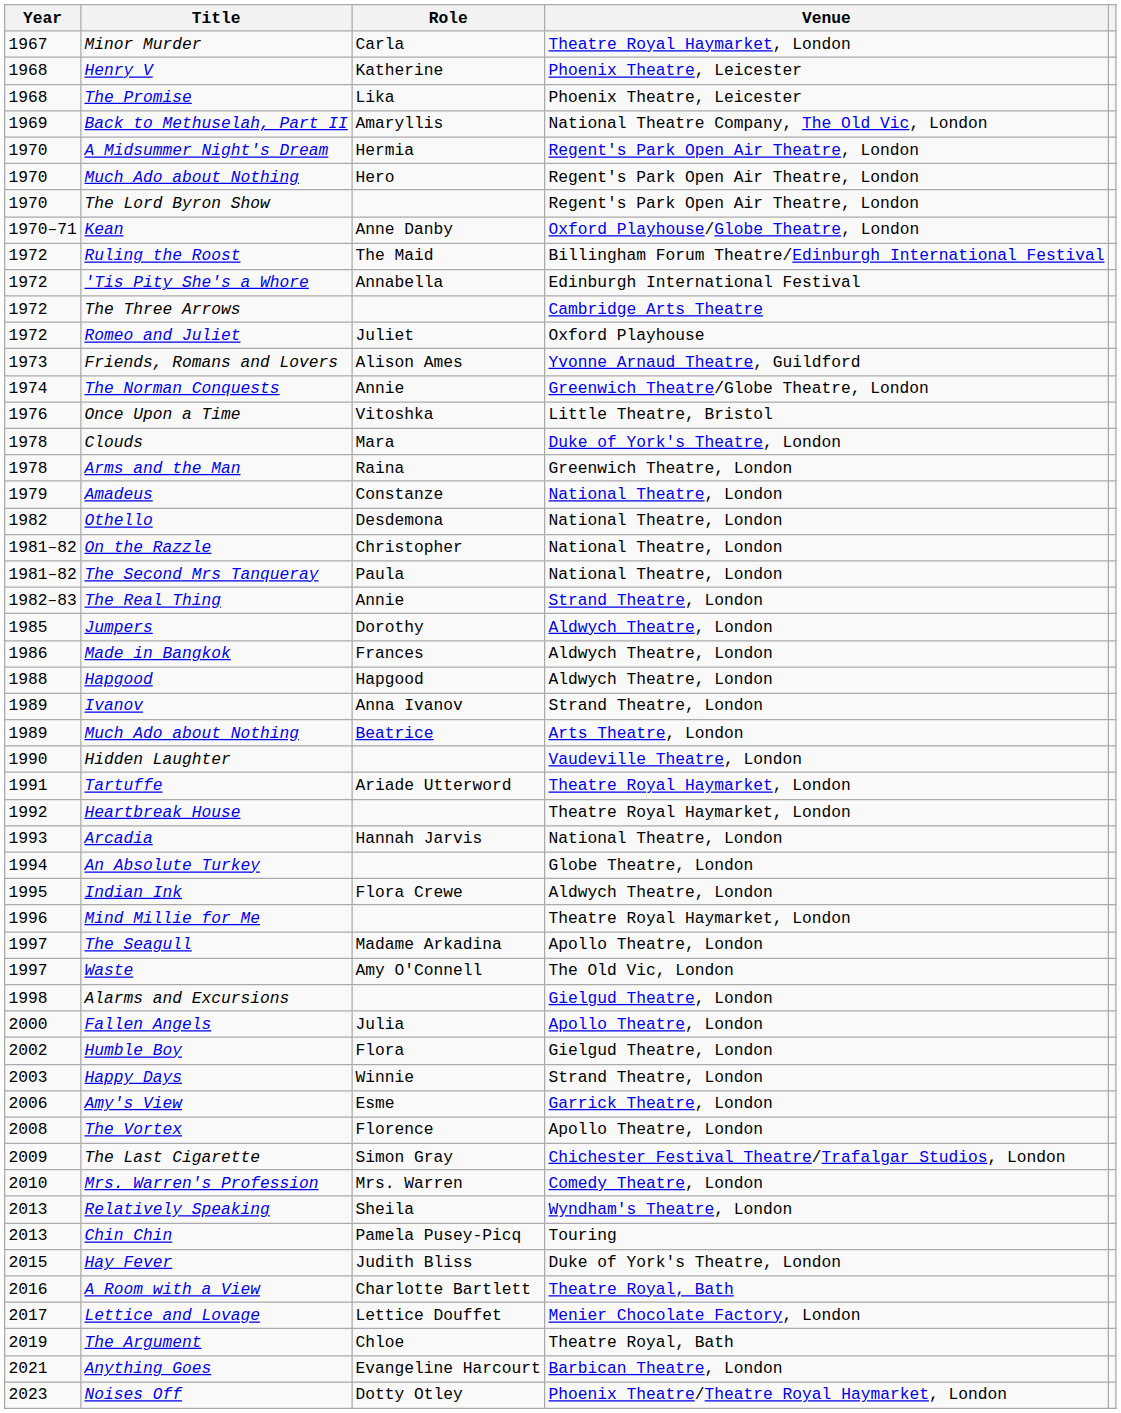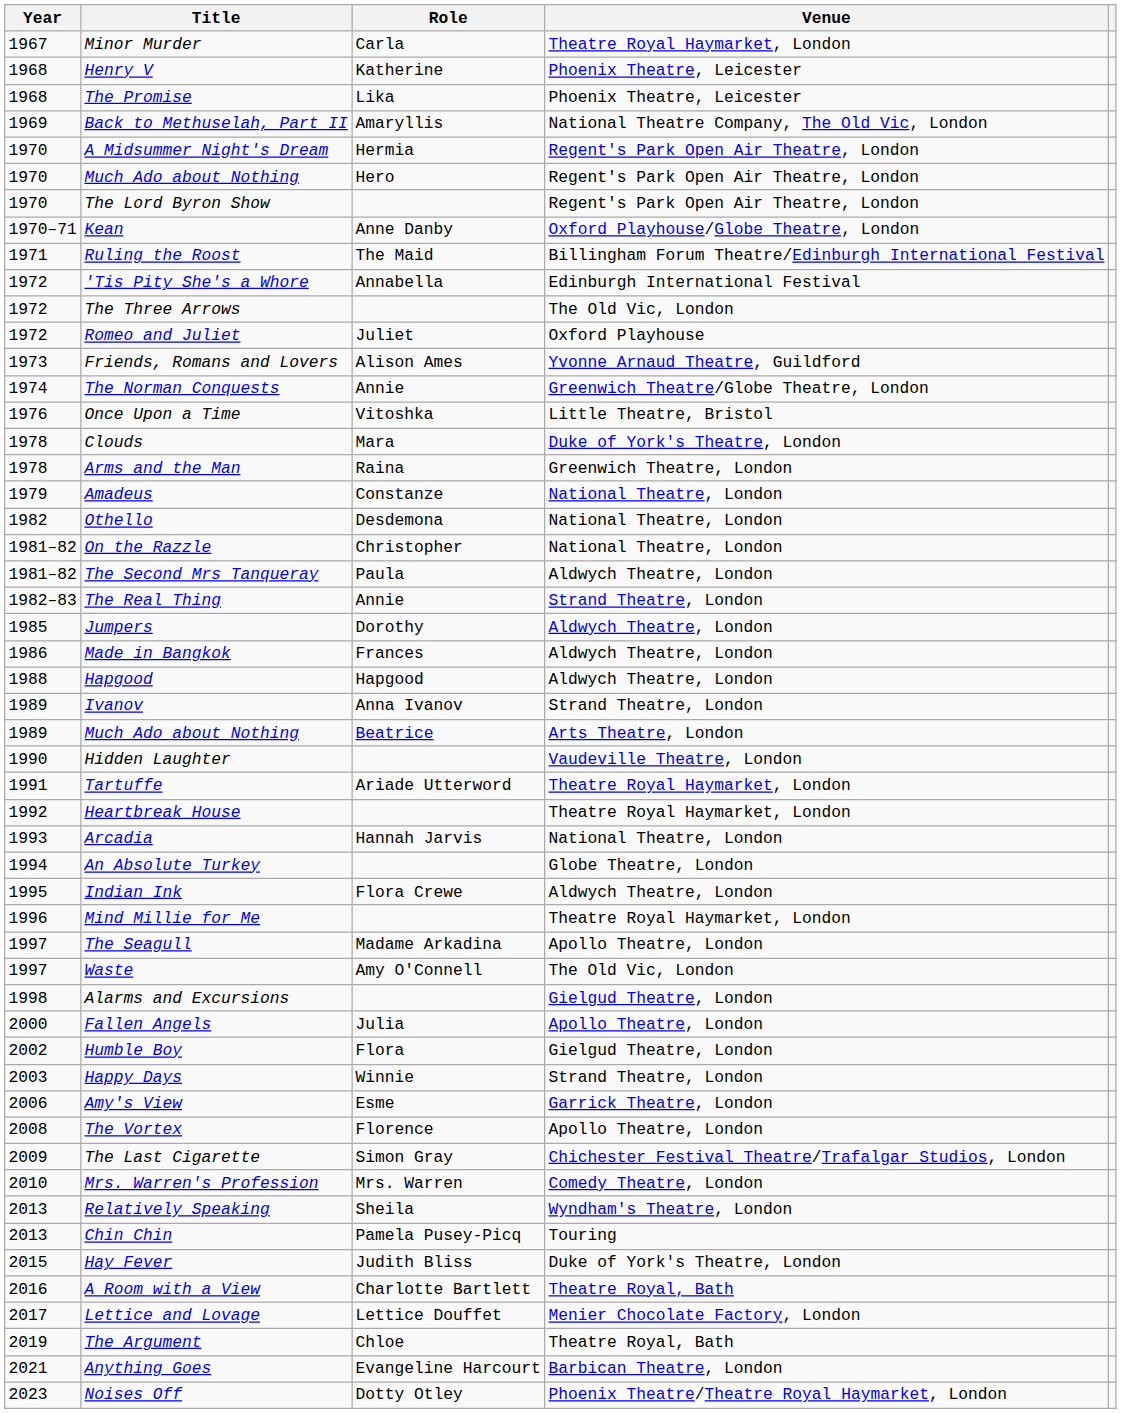(28, 256) 1972 -> (28, 256) 1971
(656, 309) Cambridge Arts Theatre -> (641, 309) The Old Vic, London
(666, 574) National Theatre, London -> (661, 574) Aldwych Theatre, London
